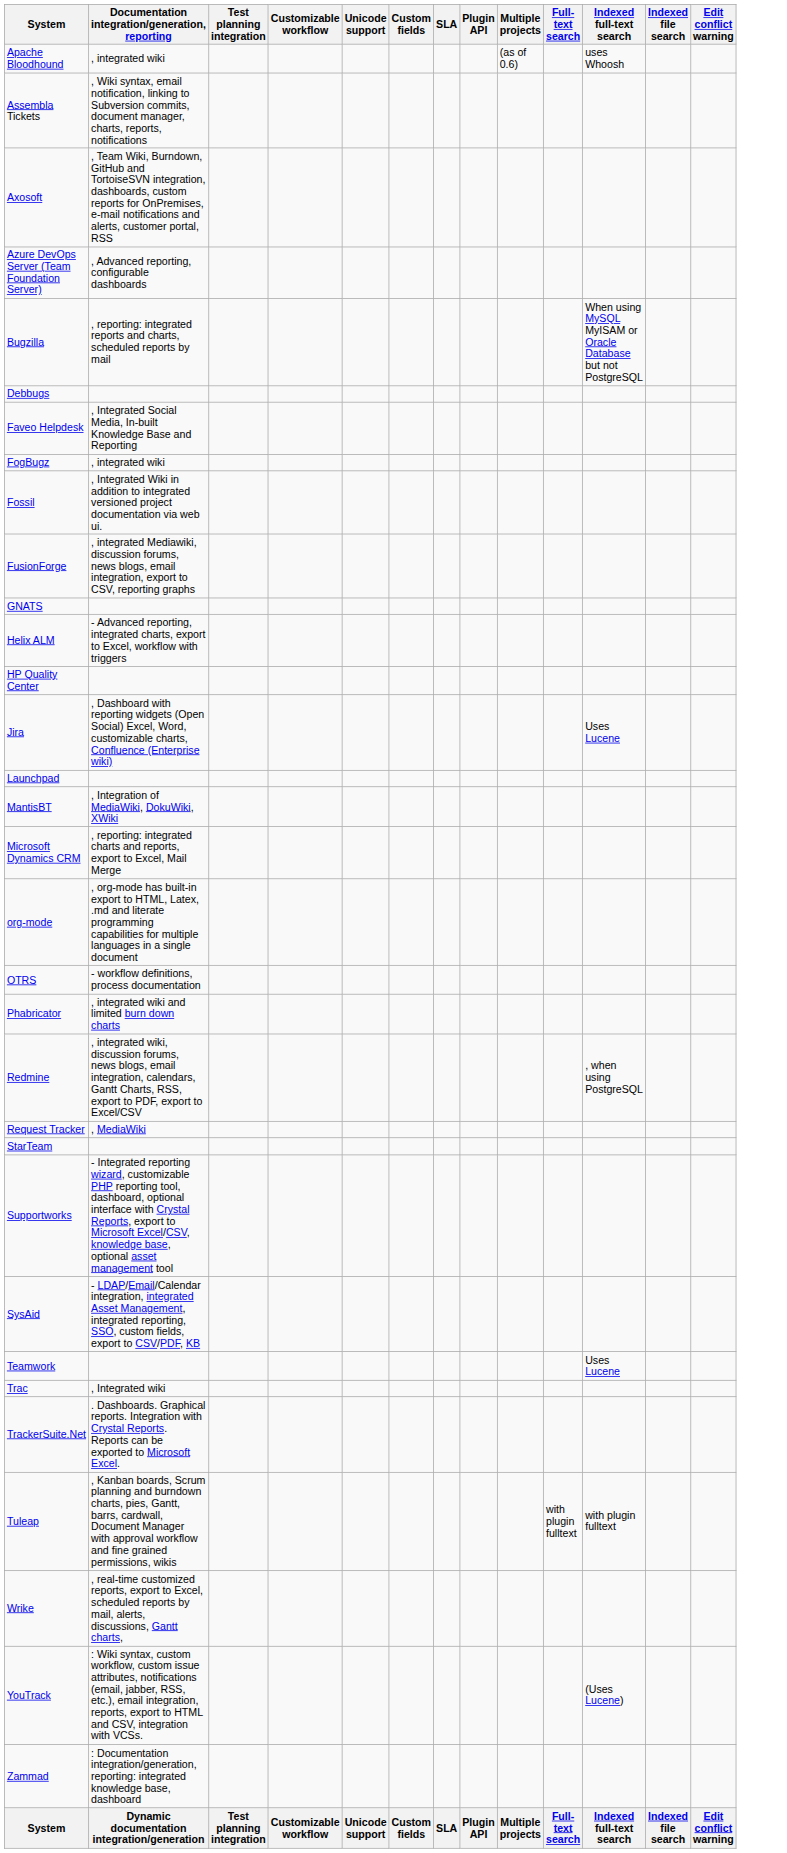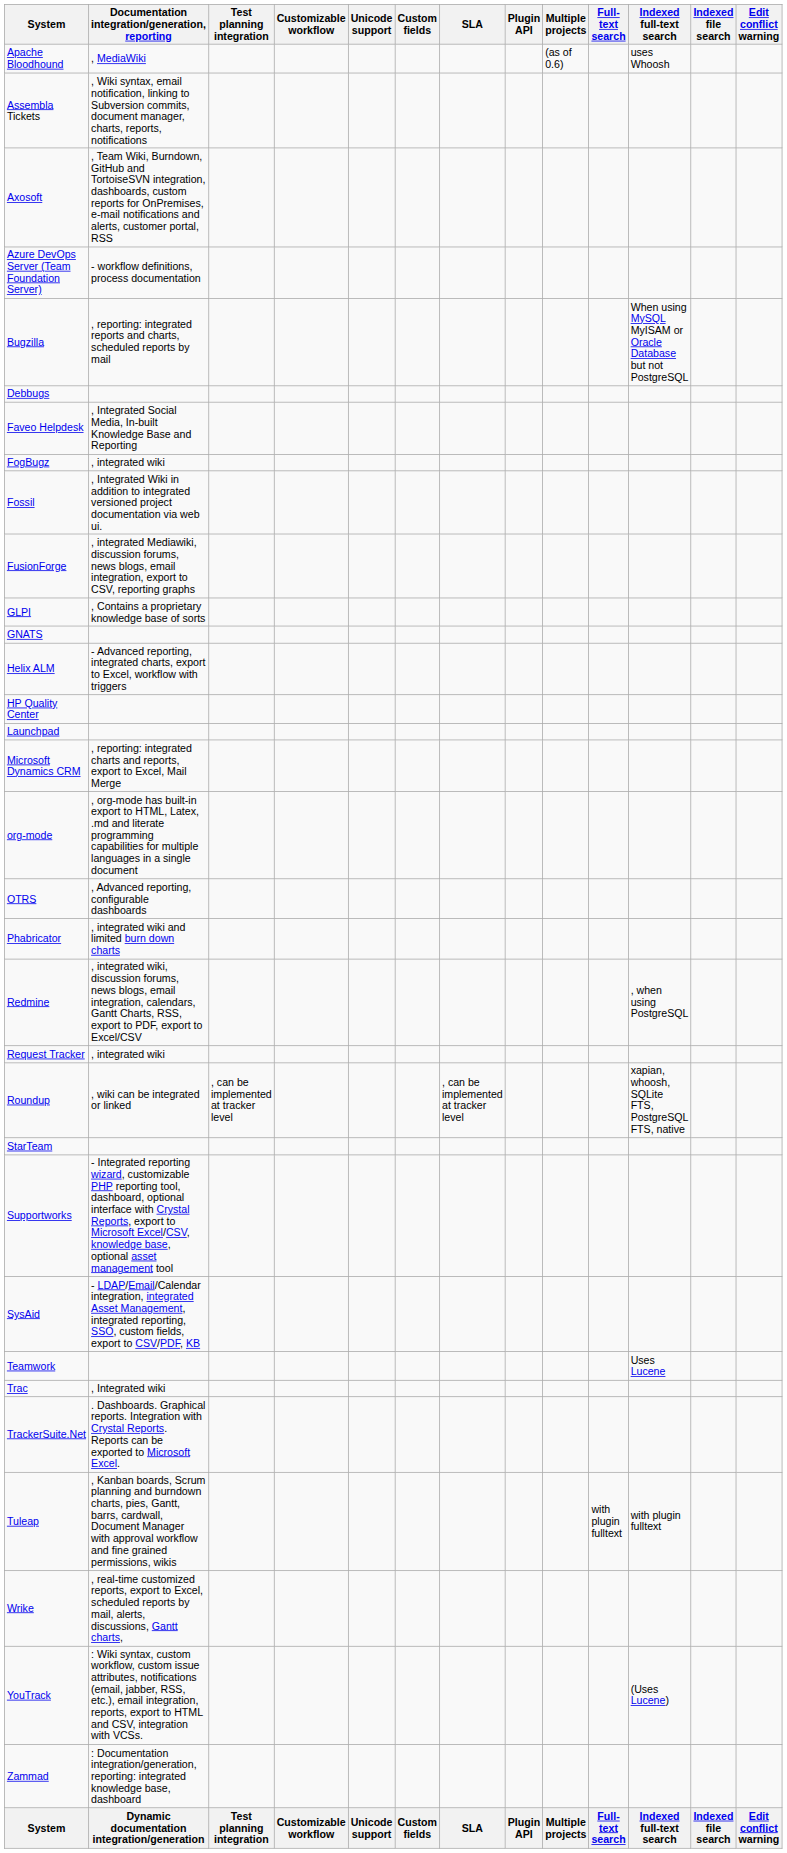(128, 58) , integrated wiki -> (118, 58) , MediaWiki
(141, 272) , Advanced reporting, configurable dashboards -> (146, 272) - workflow definitions, process documentation
+ row: (19, 612)
- row: (15, 732)
- row: (29, 806)
(146, 979) - workflow definitions, process documentation -> (141, 898) , Advanced reporting, configurable dashboards
(118, 1129) , MediaWiki -> (128, 1054) , integrated wiki
+ row: (28, 1100)
